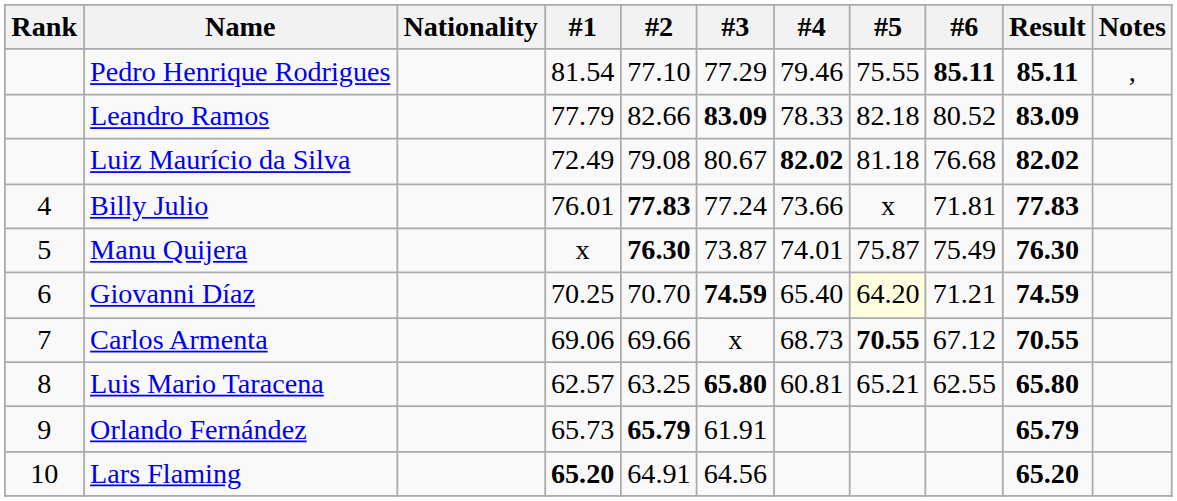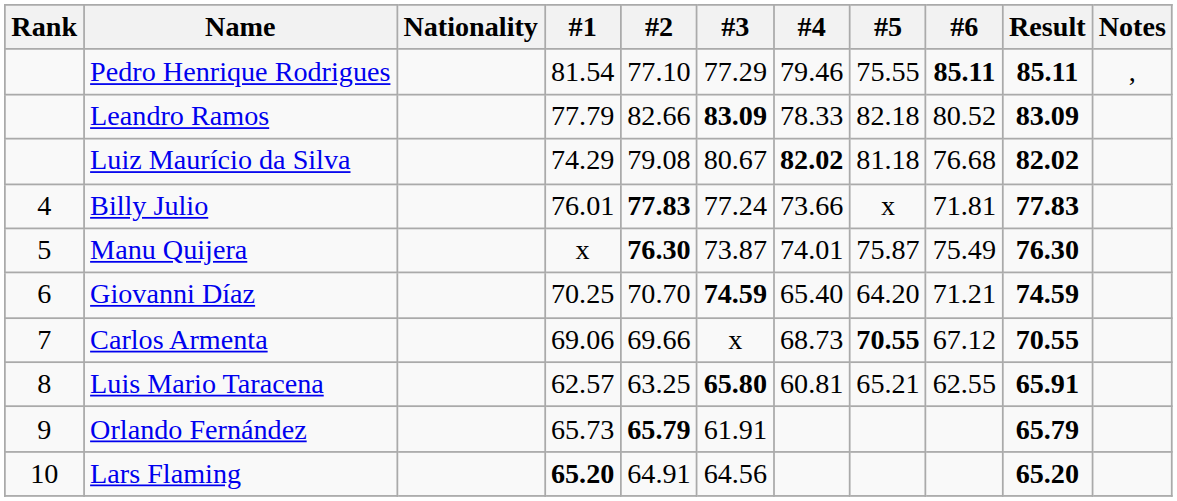(583, 160) 72.49 -> (583, 160) 74.29
(888, 294) lightyellow background -> (888, 294) no background
(1047, 384) 65.80 -> (1047, 384) 65.91
